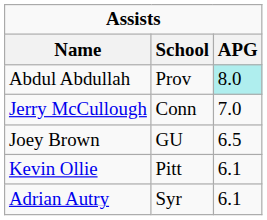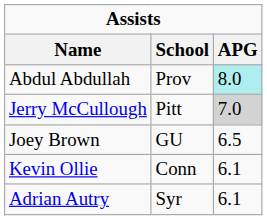(176, 109) Conn -> (169, 109) Pitt
(230, 109) no background -> (230, 109) lightgrey background
(169, 169) Pitt -> (176, 169) Conn
